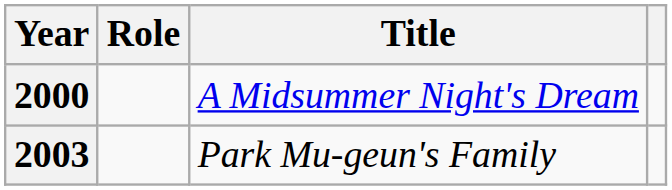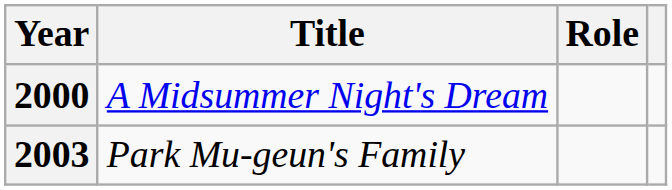columns swapped: (418, 34) <-> (144, 34)
